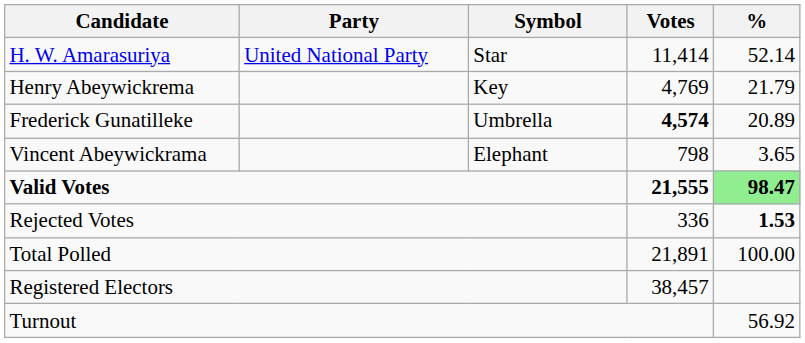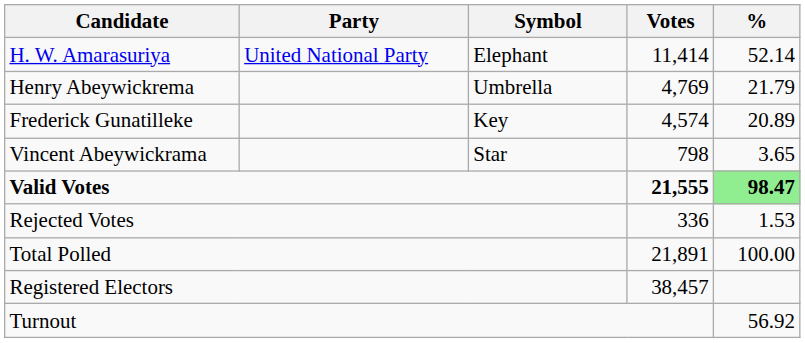(490, 54) Star -> (510, 54) Elephant
(491, 87) Key -> (513, 87) Umbrella
(513, 120) Umbrella -> (491, 120) Key
(685, 120) bold -> (685, 120) normal
(510, 154) Elephant -> (490, 154) Star
(777, 220) bold -> (777, 220) normal
